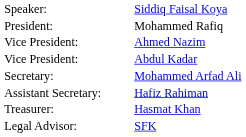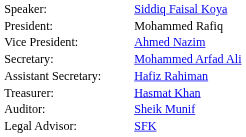- row: (166, 59)
+ row: (165, 109)
